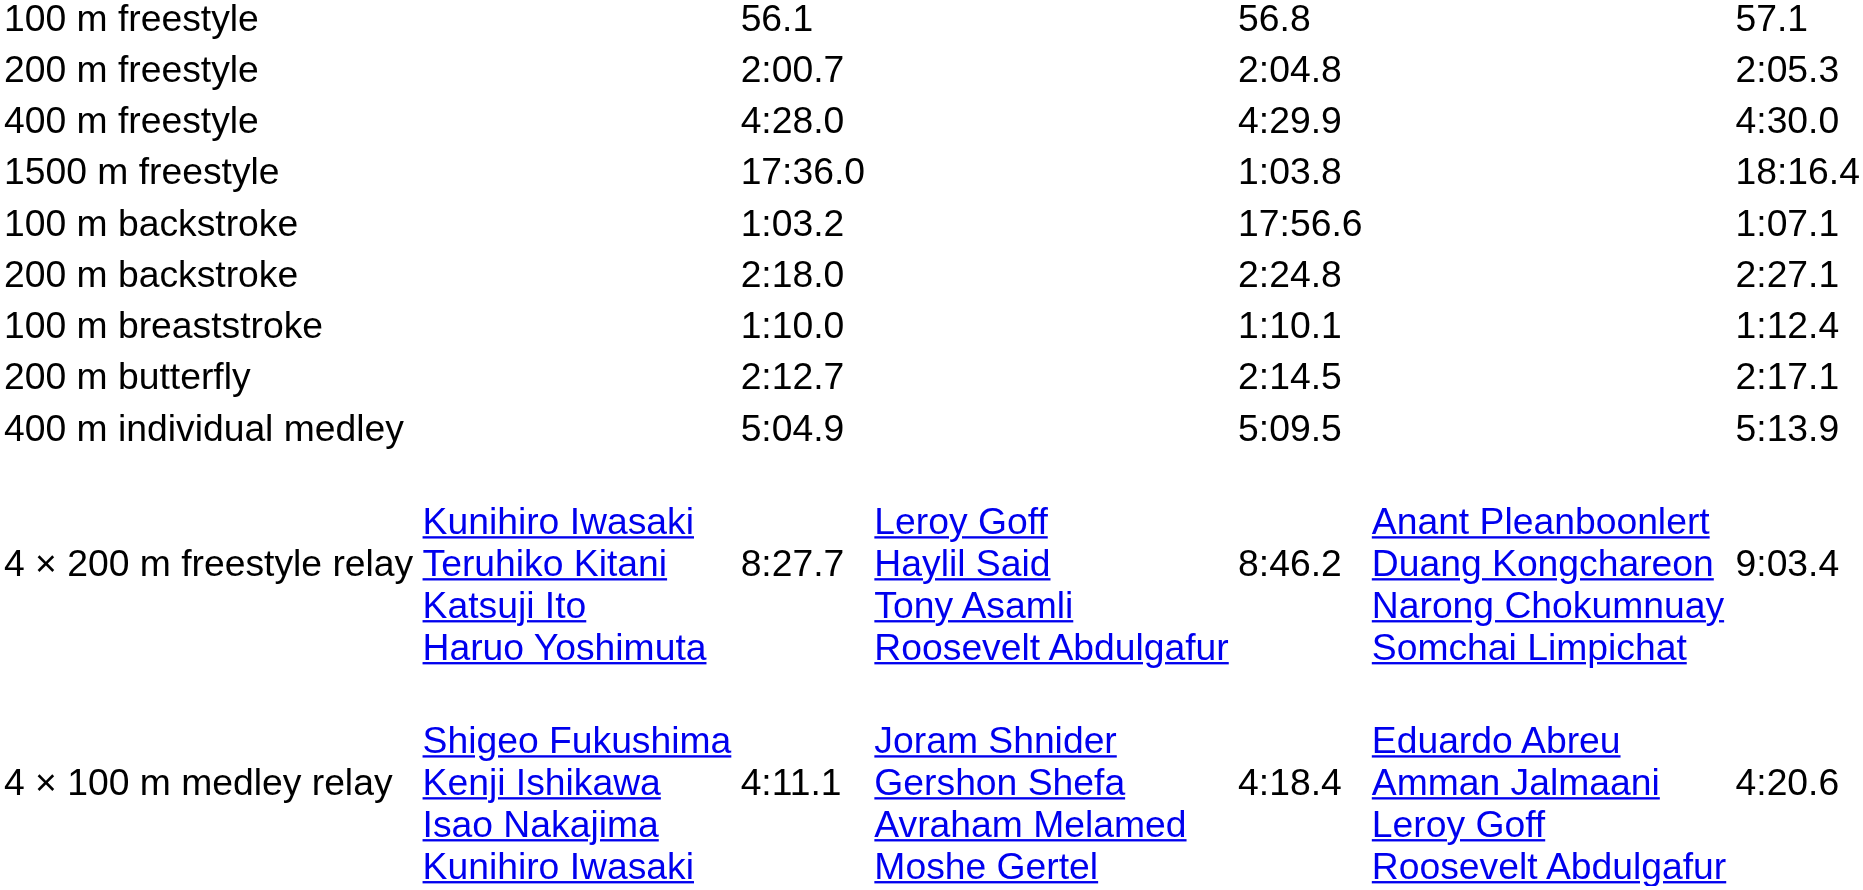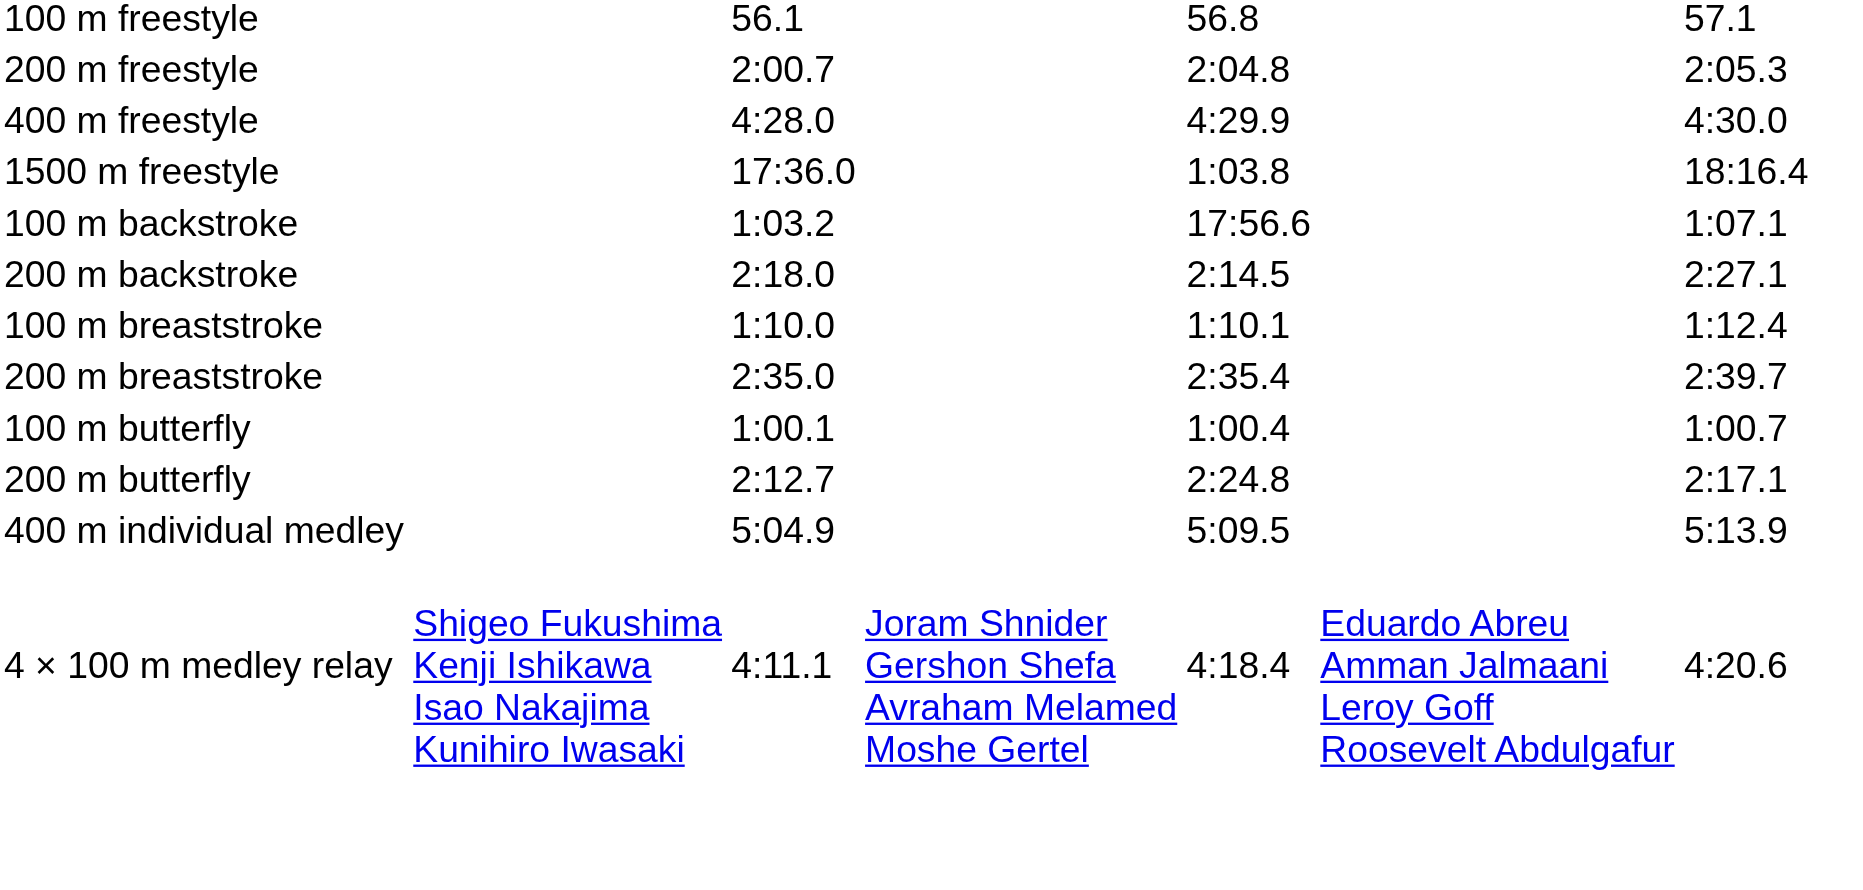(1290, 274) 2:24.8 -> (1238, 274) 2:14.5
+ row: (164, 377)
+ row: (127, 428)
(1290, 377) 2:14.5 -> (1238, 479) 2:24.8
- row: (209, 563)
